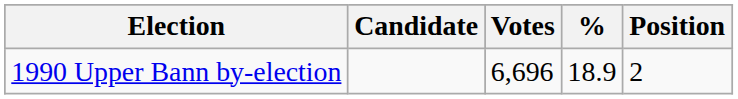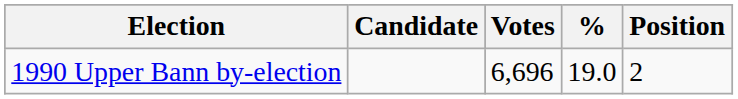(592, 70) 18.9 -> (592, 70) 19.0
